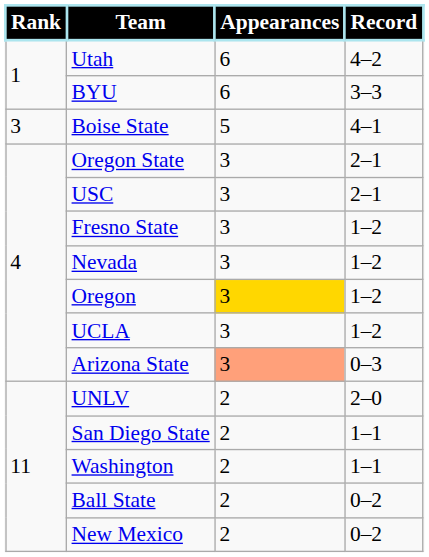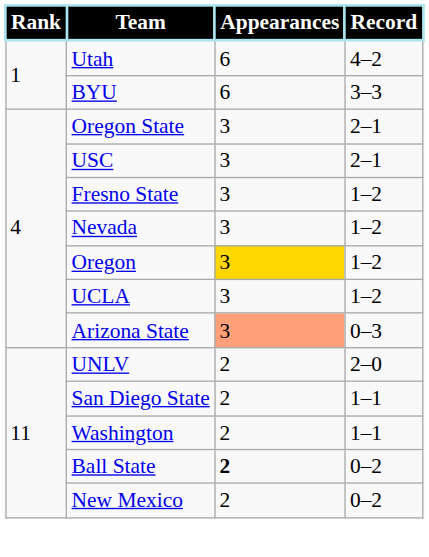- row: (120, 126)
(225, 500) normal -> (225, 466) bold
